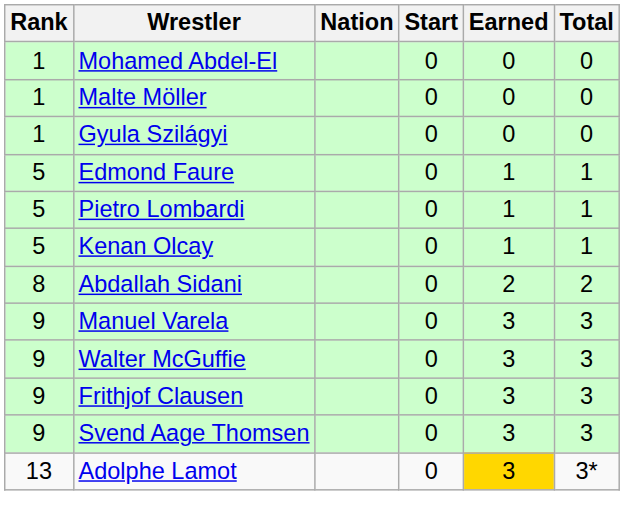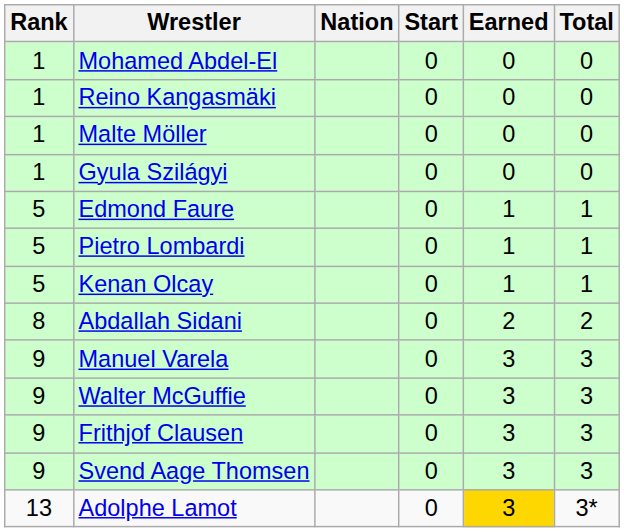+ row: (177, 97)
